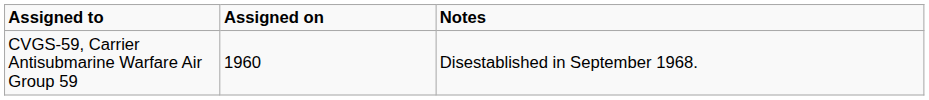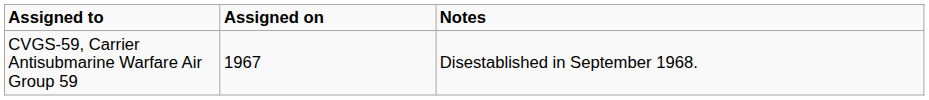(243, 62) 1960 -> (243, 62) 1967
